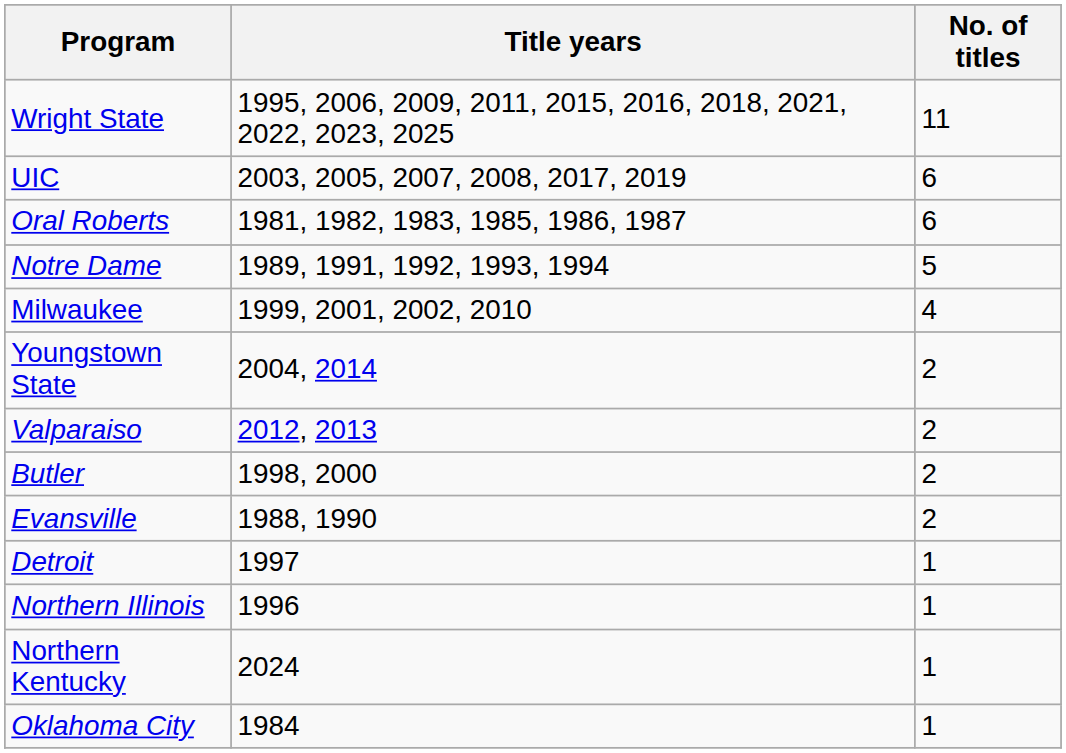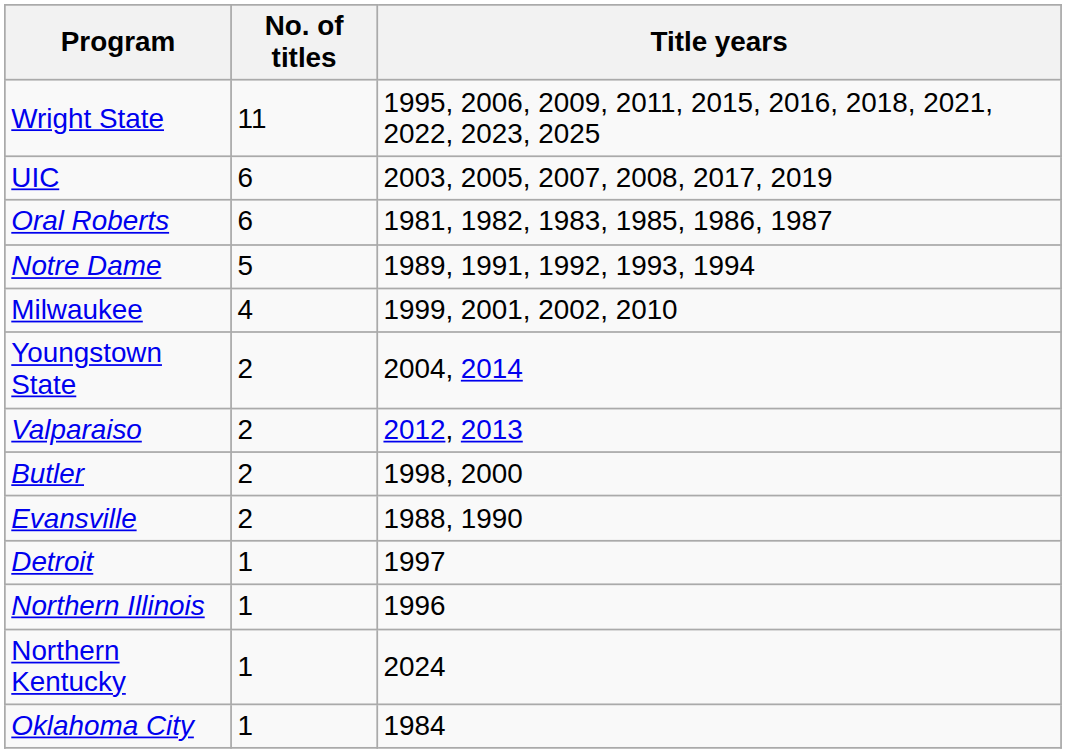columns swapped: (988, 42) <-> (573, 42)
